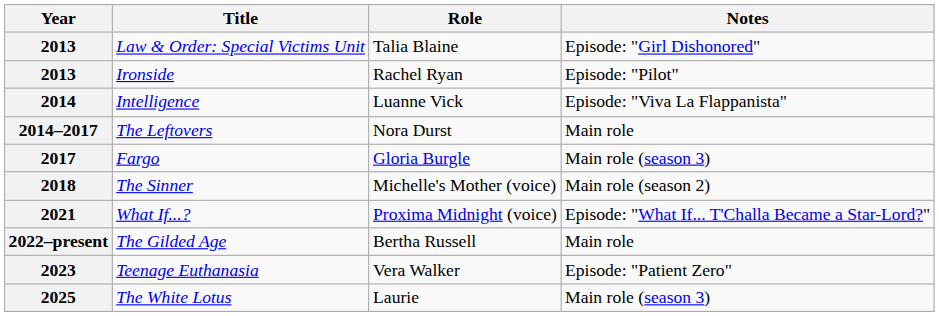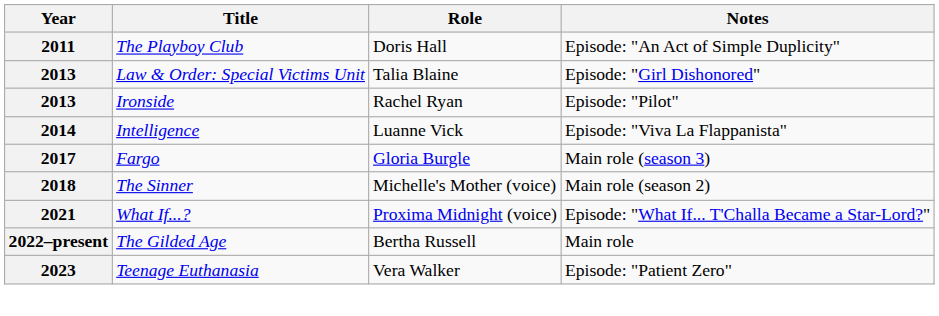+ row: (58, 46)
- row: (58, 130)
- row: (58, 297)
